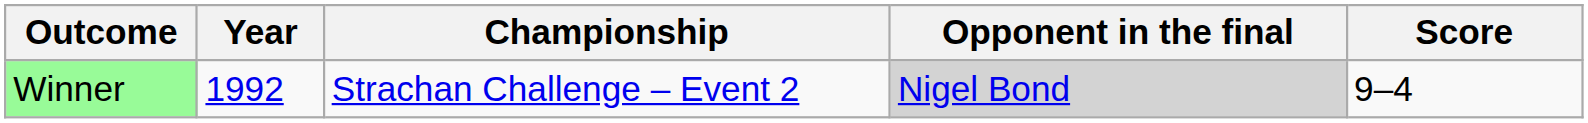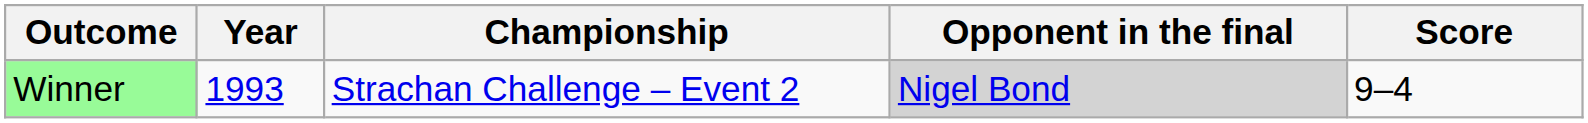(245, 88) 1992 -> (245, 88) 1993
